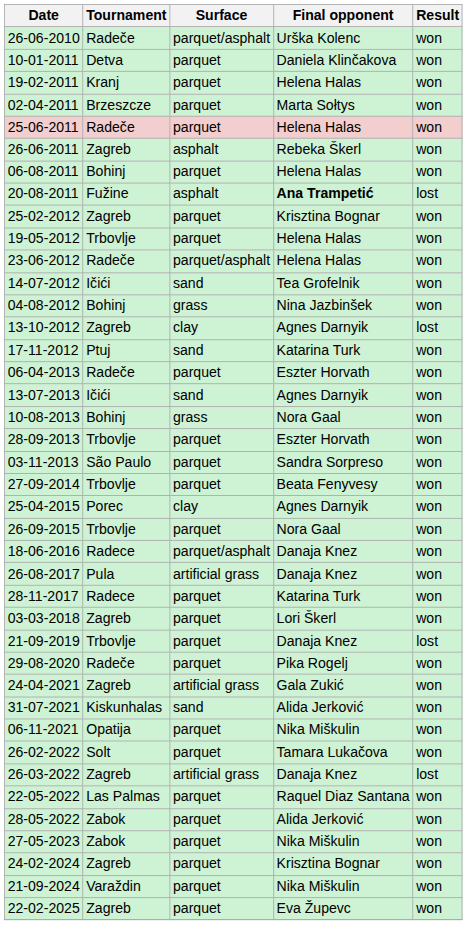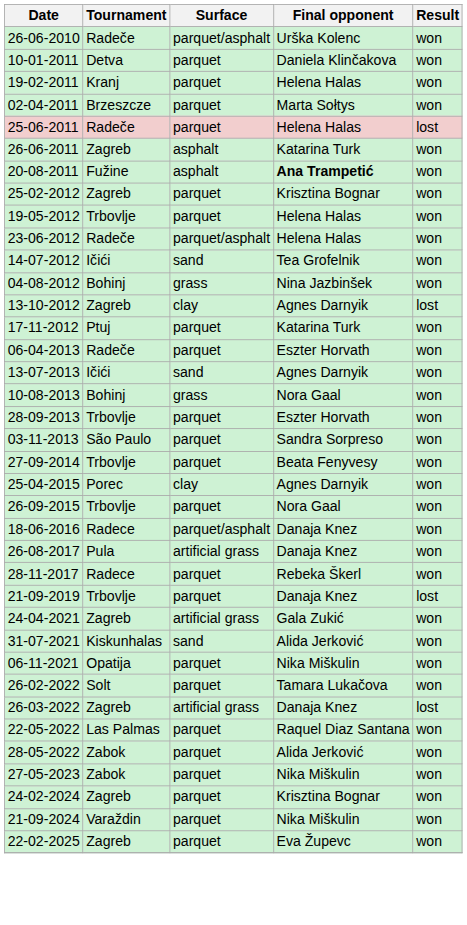(429, 127) won -> (427, 127) lost
(319, 149) Rebeka Škerl -> (318, 149) Katarina Turk
- row: (43, 171)
(427, 194) lost -> (429, 171) won
(188, 350) sand -> (197, 328) parquet
(318, 596) Katarina Turk -> (319, 573) Rebeka Škerl
- row: (44, 618)
- row: (44, 663)
